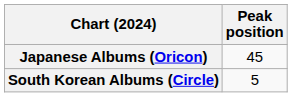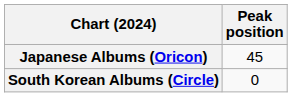(255, 80) 5 -> (255, 80) 0
